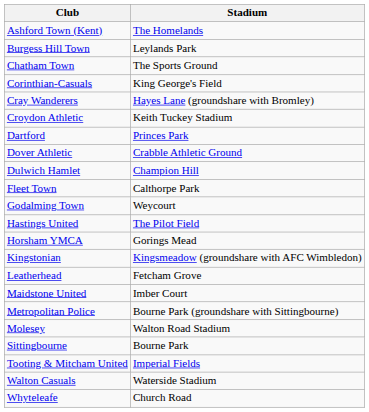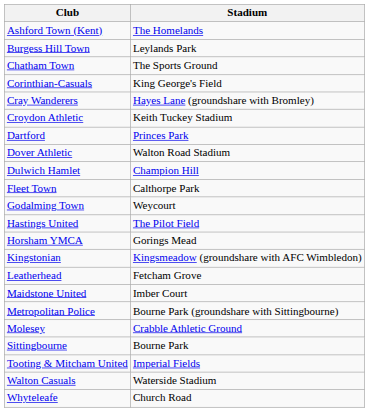(188, 153) Crabble Athletic Ground -> (182, 153) Walton Road Stadium
(182, 328) Walton Road Stadium -> (188, 328) Crabble Athletic Ground
